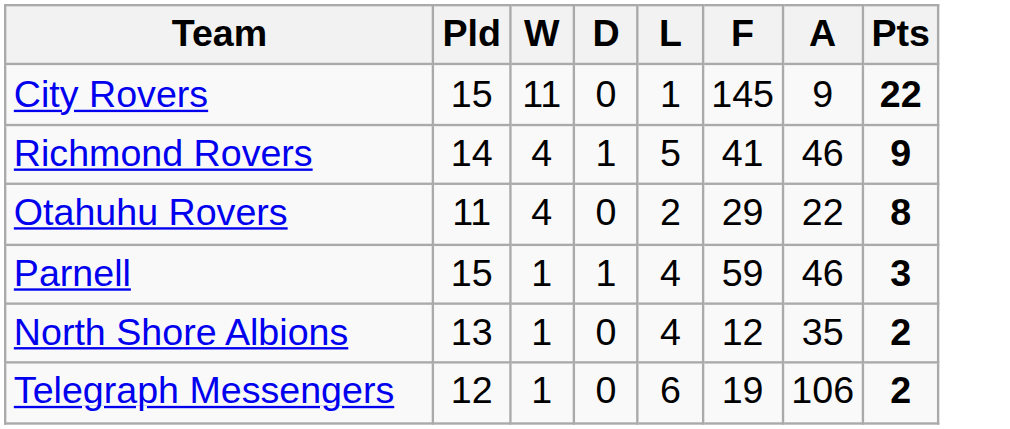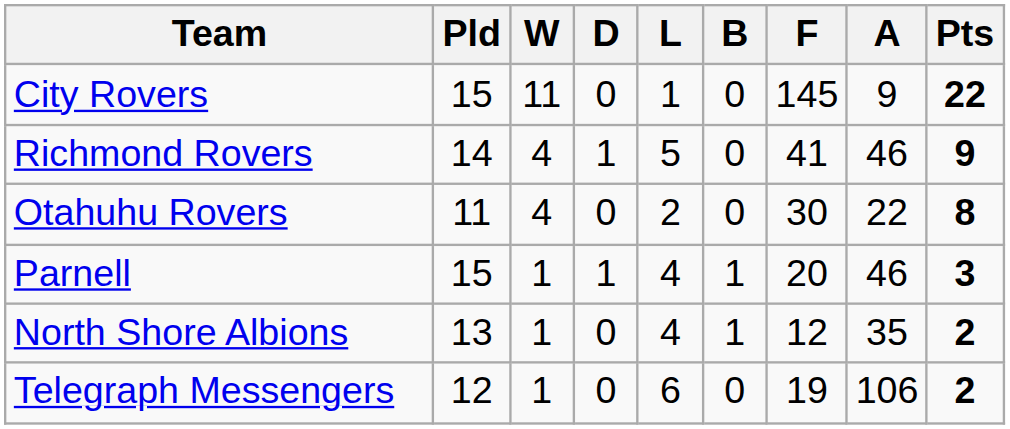+ column: (735, 34)
(743, 213) 29 -> (807, 213) 30
(743, 272) 59 -> (807, 272) 20
